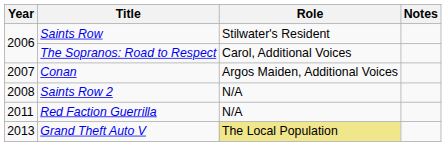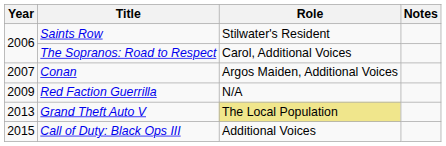- row: (77, 92)
(20, 111) 2011 -> (21, 92) 2009
+ row: (110, 131)
